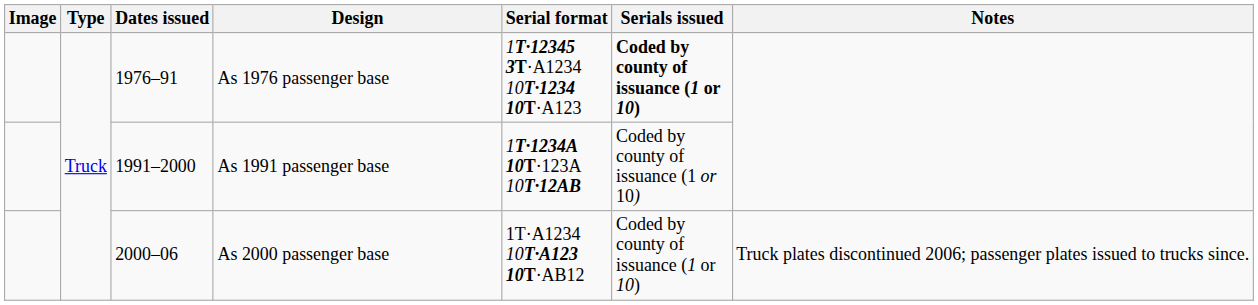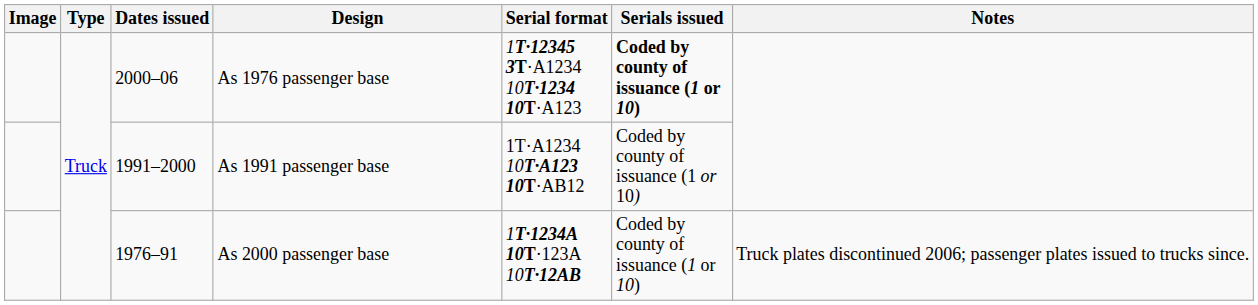(147, 77) 1976–91 -> (147, 77) 2000–06
(544, 166) 1T·1234A 10T·123A 10T·12AB -> (545, 166) 1T·A1234 10T·A123 10T·AB12
(147, 255) 2000–06 -> (147, 255) 1976–91
(545, 255) 1T·A1234 10T·A123 10T·AB12 -> (544, 255) 1T·1234A 10T·123A 10T·12AB
